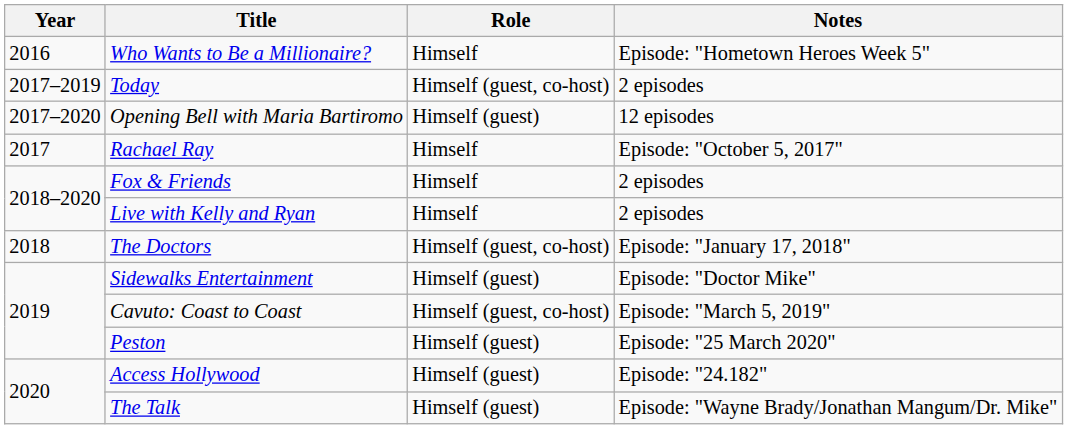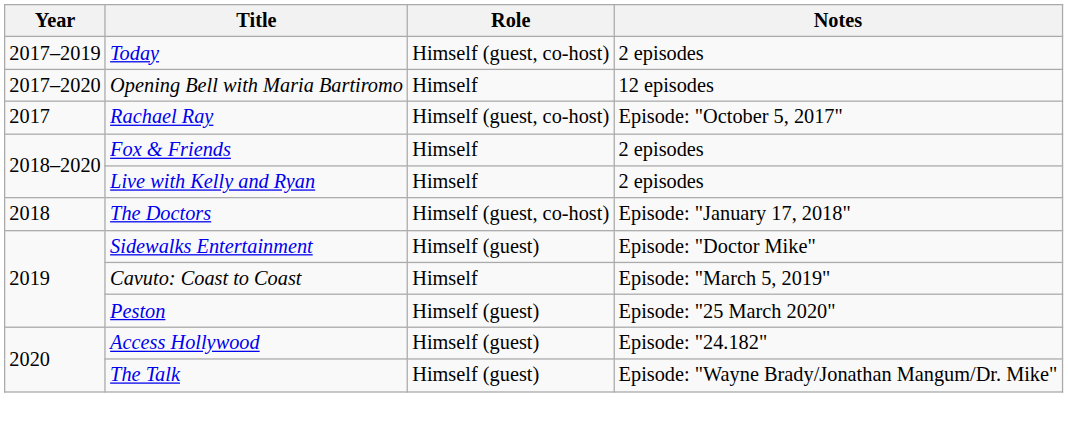- row: (241, 52)
(476, 117) Himself (guest) -> (445, 85) Himself
(445, 149) Himself -> (511, 117) Himself (guest, co-host)
(511, 310) Himself (guest, co-host) -> (445, 278) Himself
